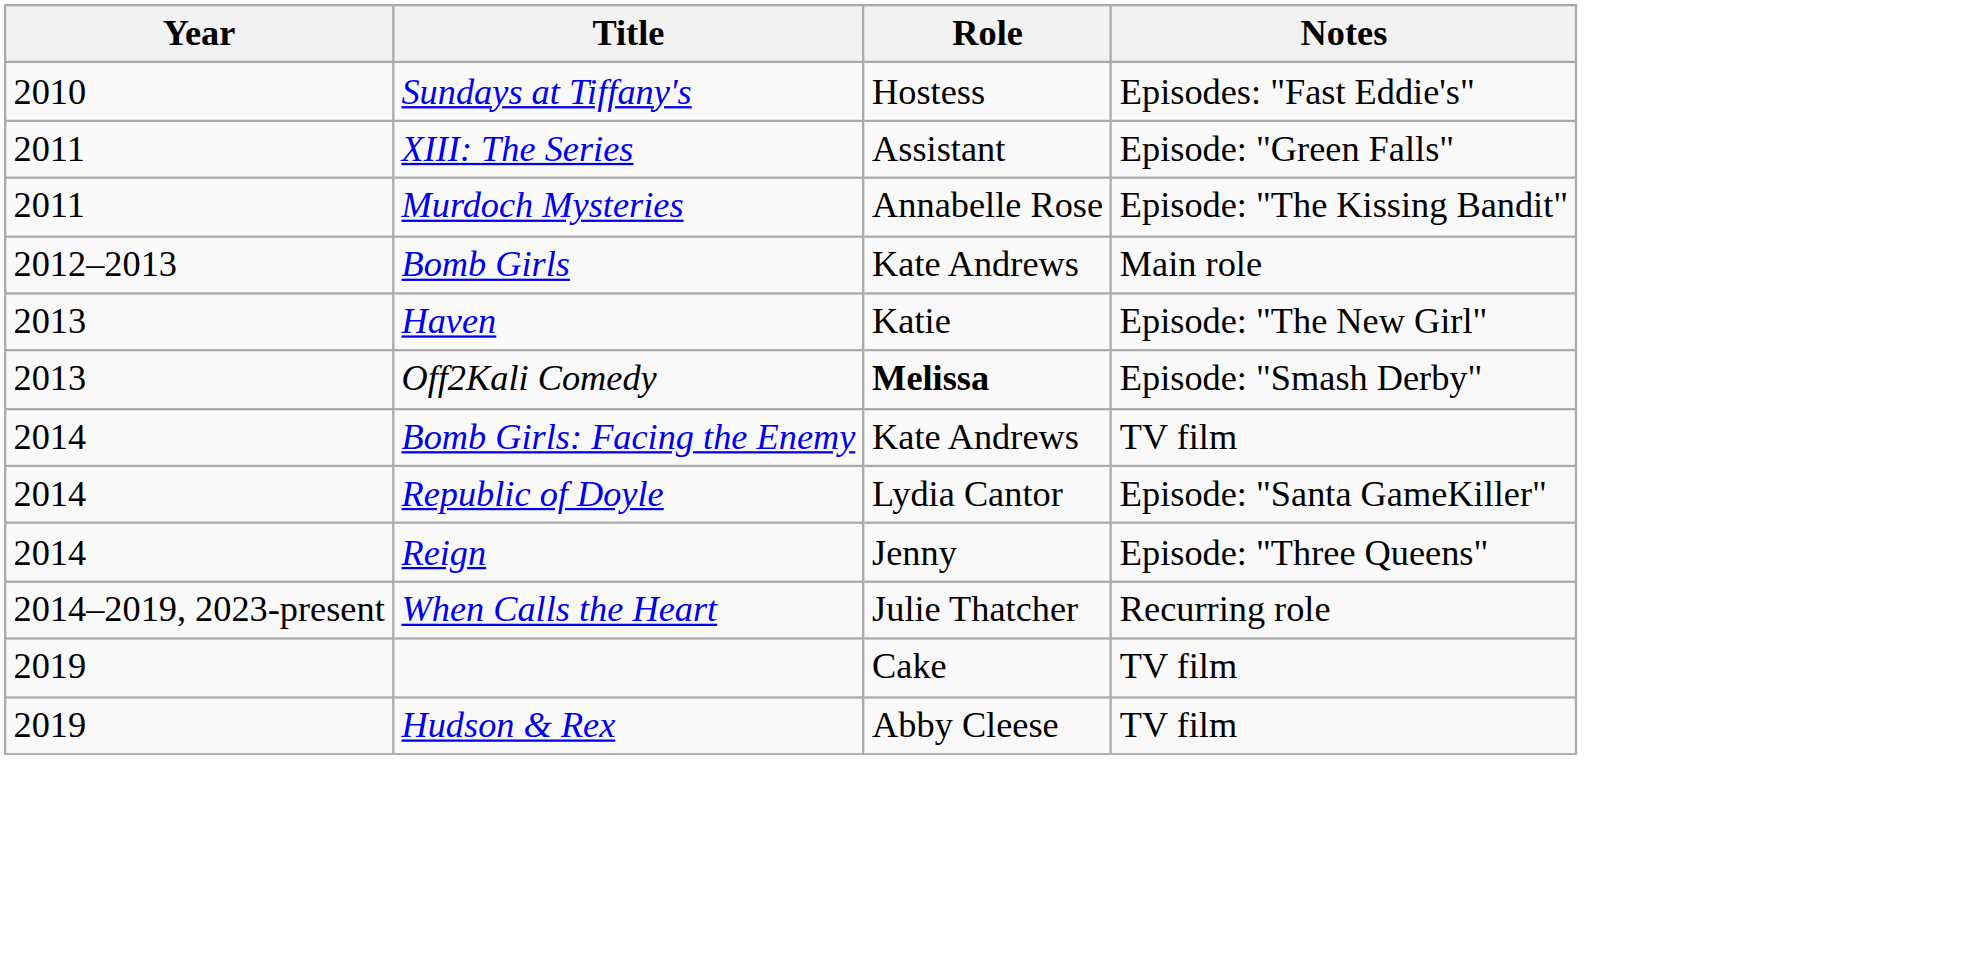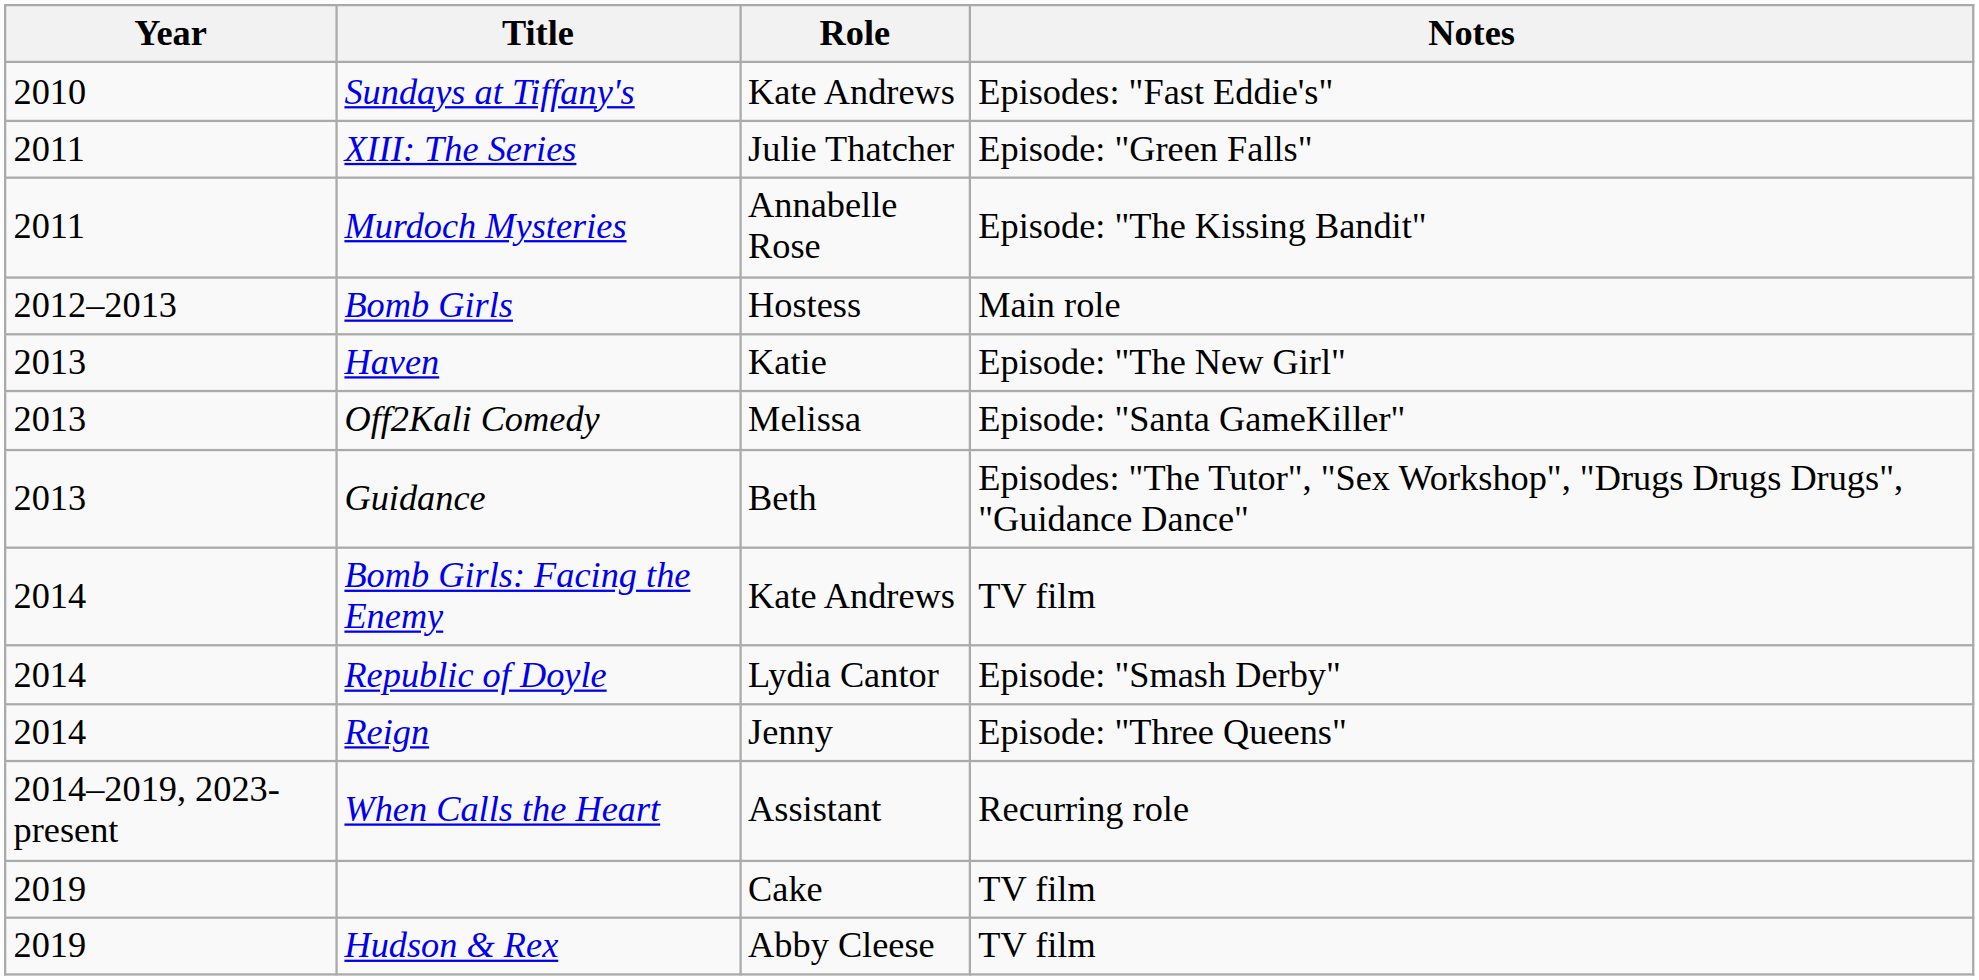(929, 90) Hostess -> (851, 90) Kate Andrews
(939, 148) Assistant -> (851, 148) Julie Thatcher
(975, 263) Kate Andrews -> (805, 304) Hostess
(931, 378) bold -> (805, 419) normal
(1301, 378) Episode: "Smash Derby" -> (1192, 419) Episode: "Santa GameKiller"
+ row: (415, 497)
(1333, 494) Episode: "Santa GameKiller" -> (1160, 674) Episode: "Smash Derby"
(975, 609) Julie Thatcher -> (815, 809) Assistant
